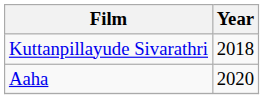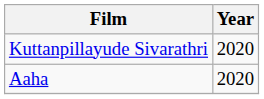(235, 49) 2018 -> (235, 49) 2020
